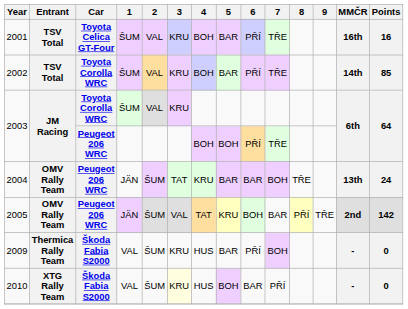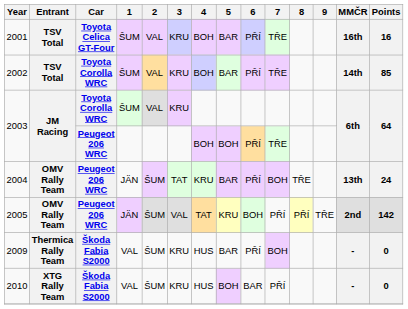(253, 180) BAR -> (253, 180) PŘÍ
(278, 215) BAR -> (278, 215) PŘÍ
(179, 286) lightyellow background -> (179, 286) no background
